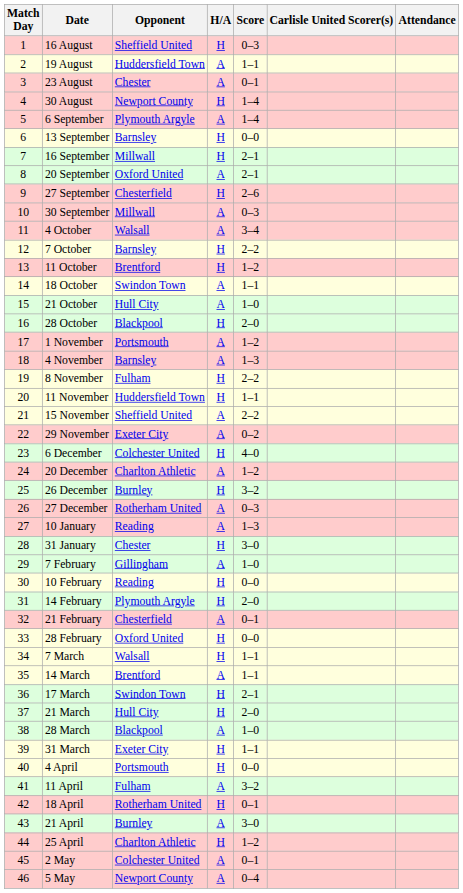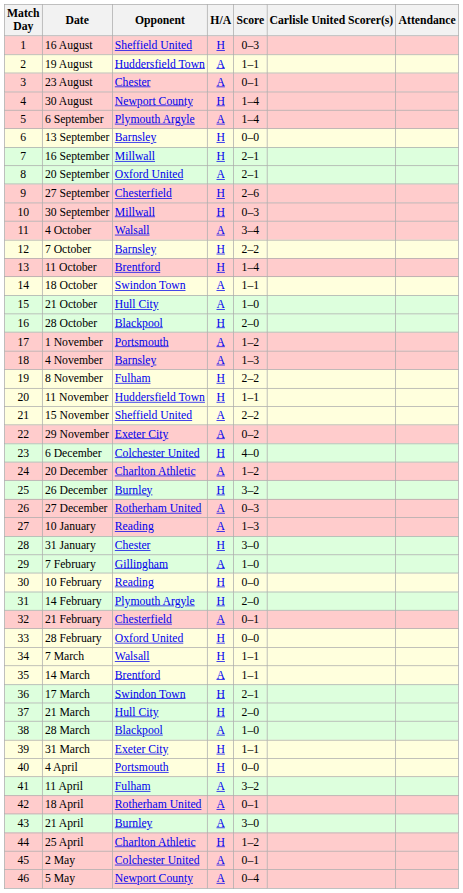(221, 212) A -> (221, 212) H
(250, 267) 1–2 -> (250, 267) 1–4
(221, 804) H -> (221, 804) A
